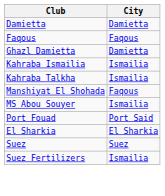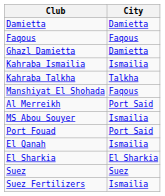(129, 78) Ismailia -> (124, 78) Talkha
+ row: (33, 104)
+ row: (26, 144)
